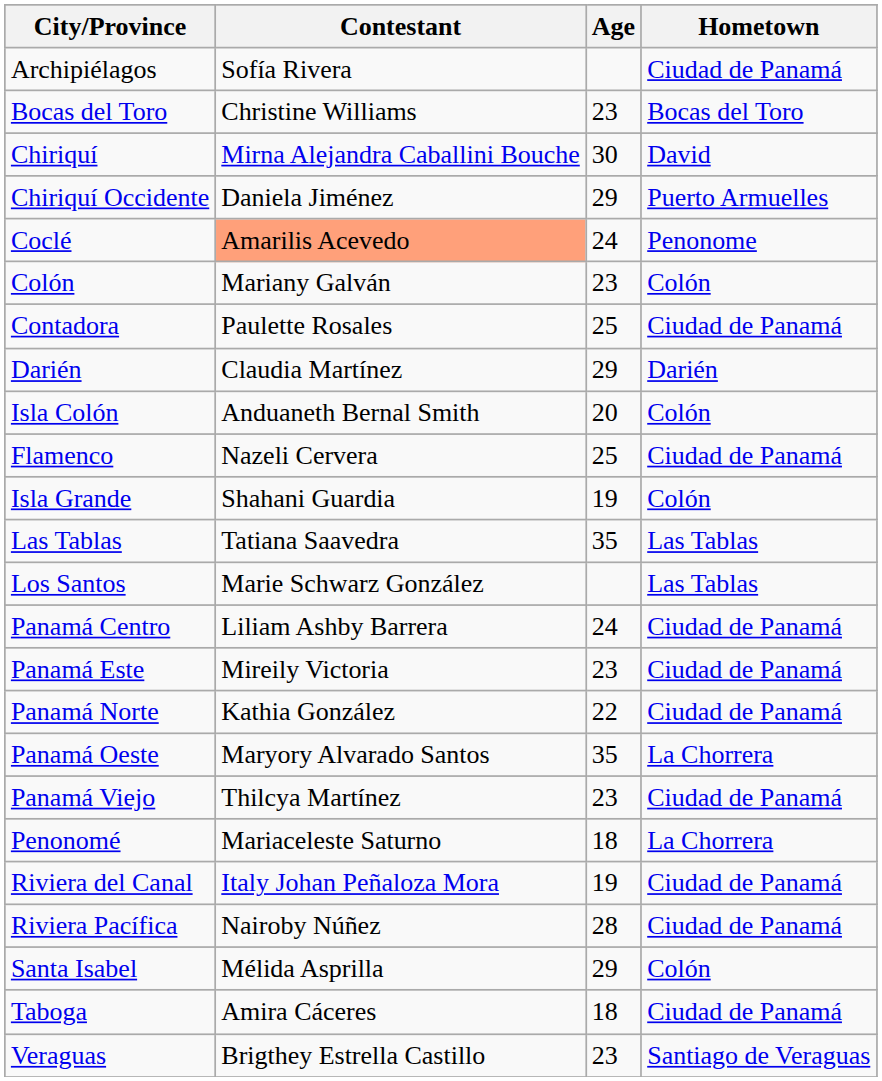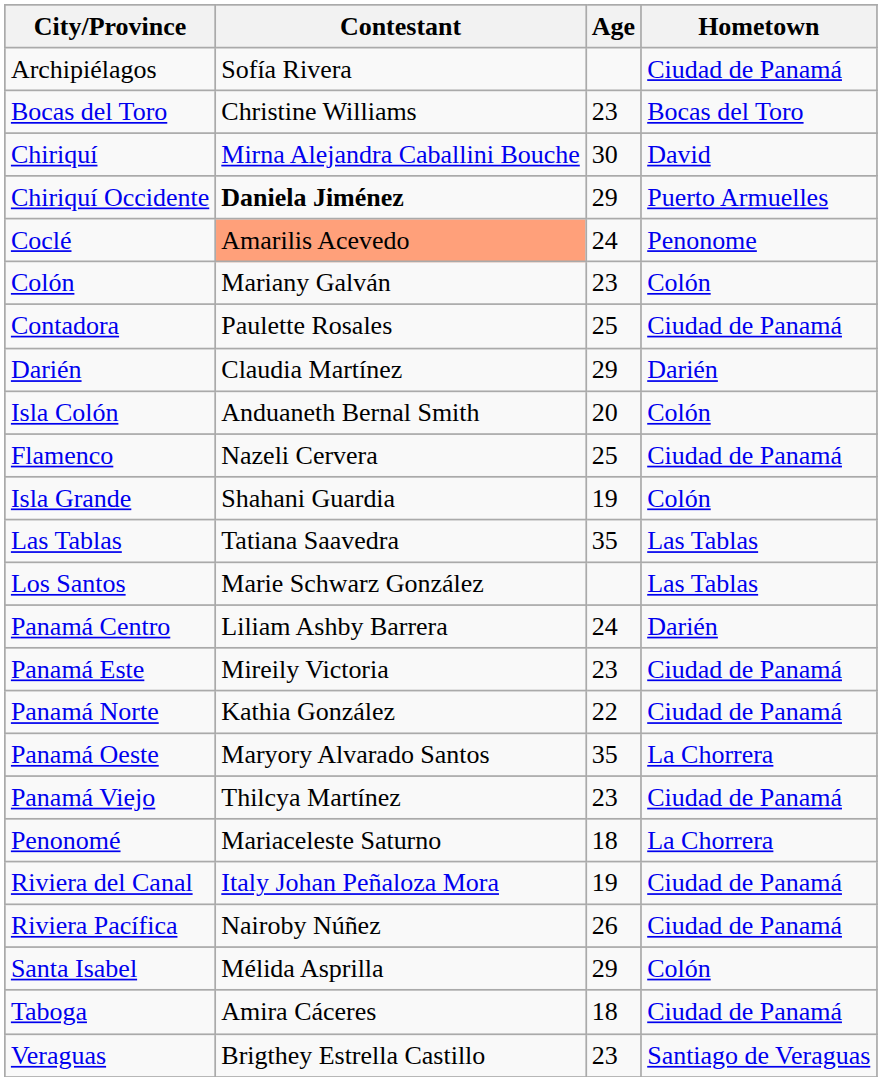(307, 197) normal -> (313, 197) bold
(745, 626) Ciudad de Panamá -> (683, 626) Darién
(605, 926) 28 -> (605, 926) 26
